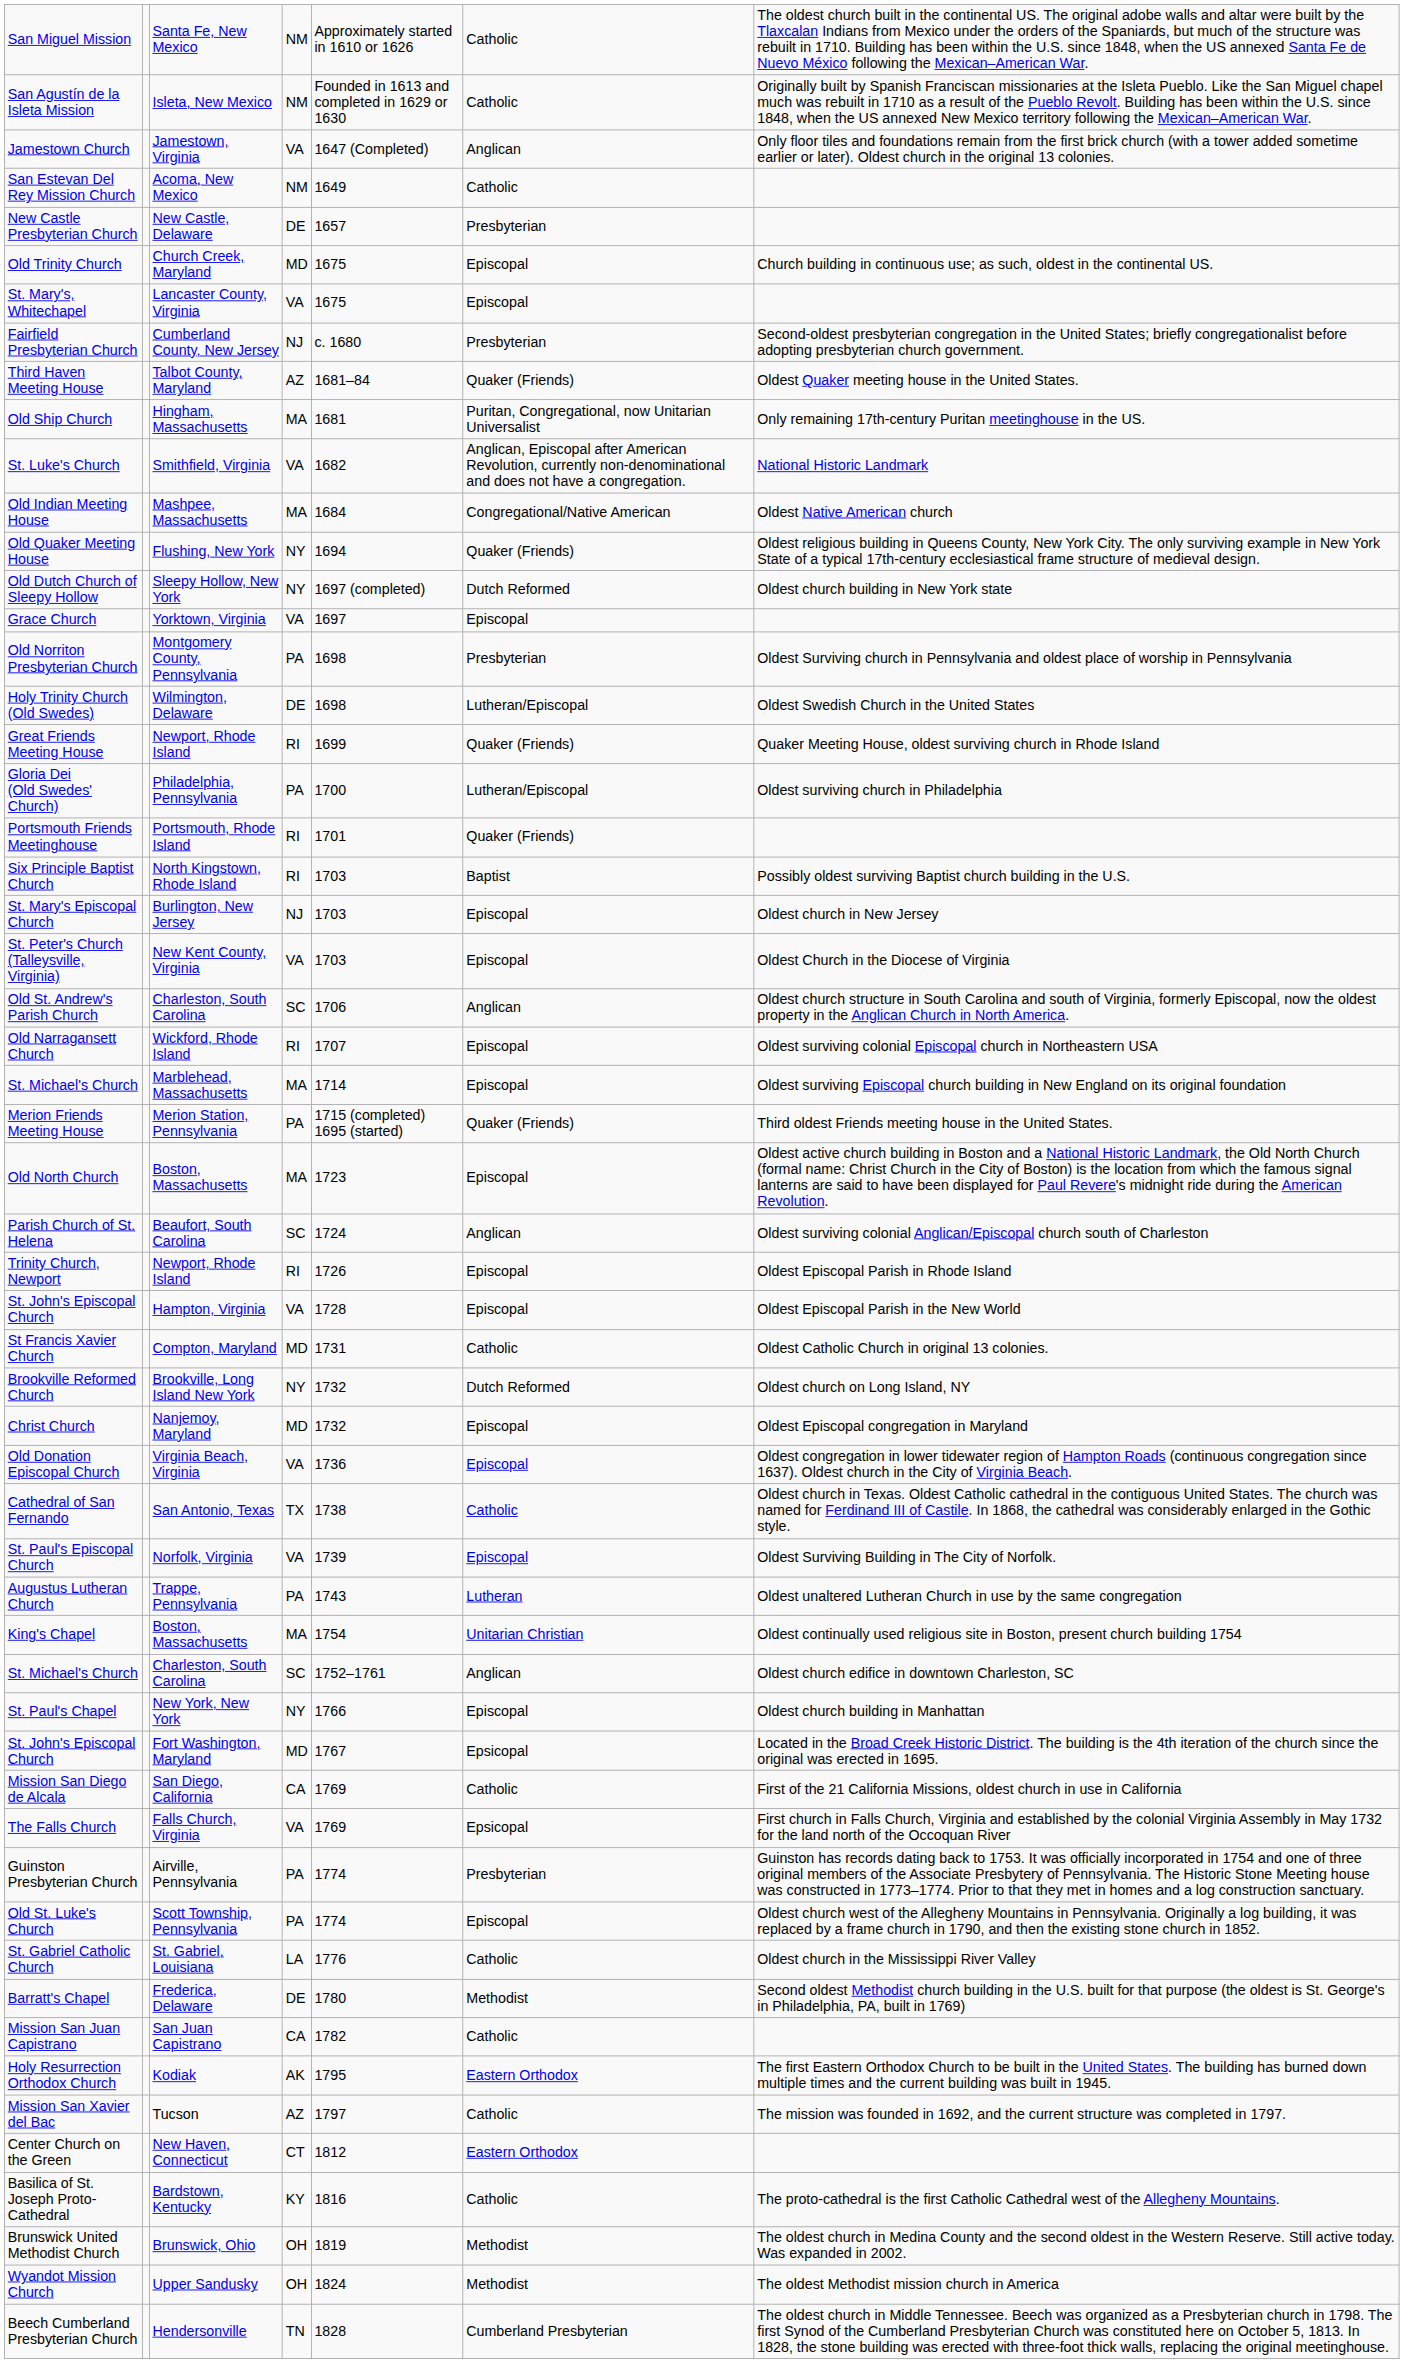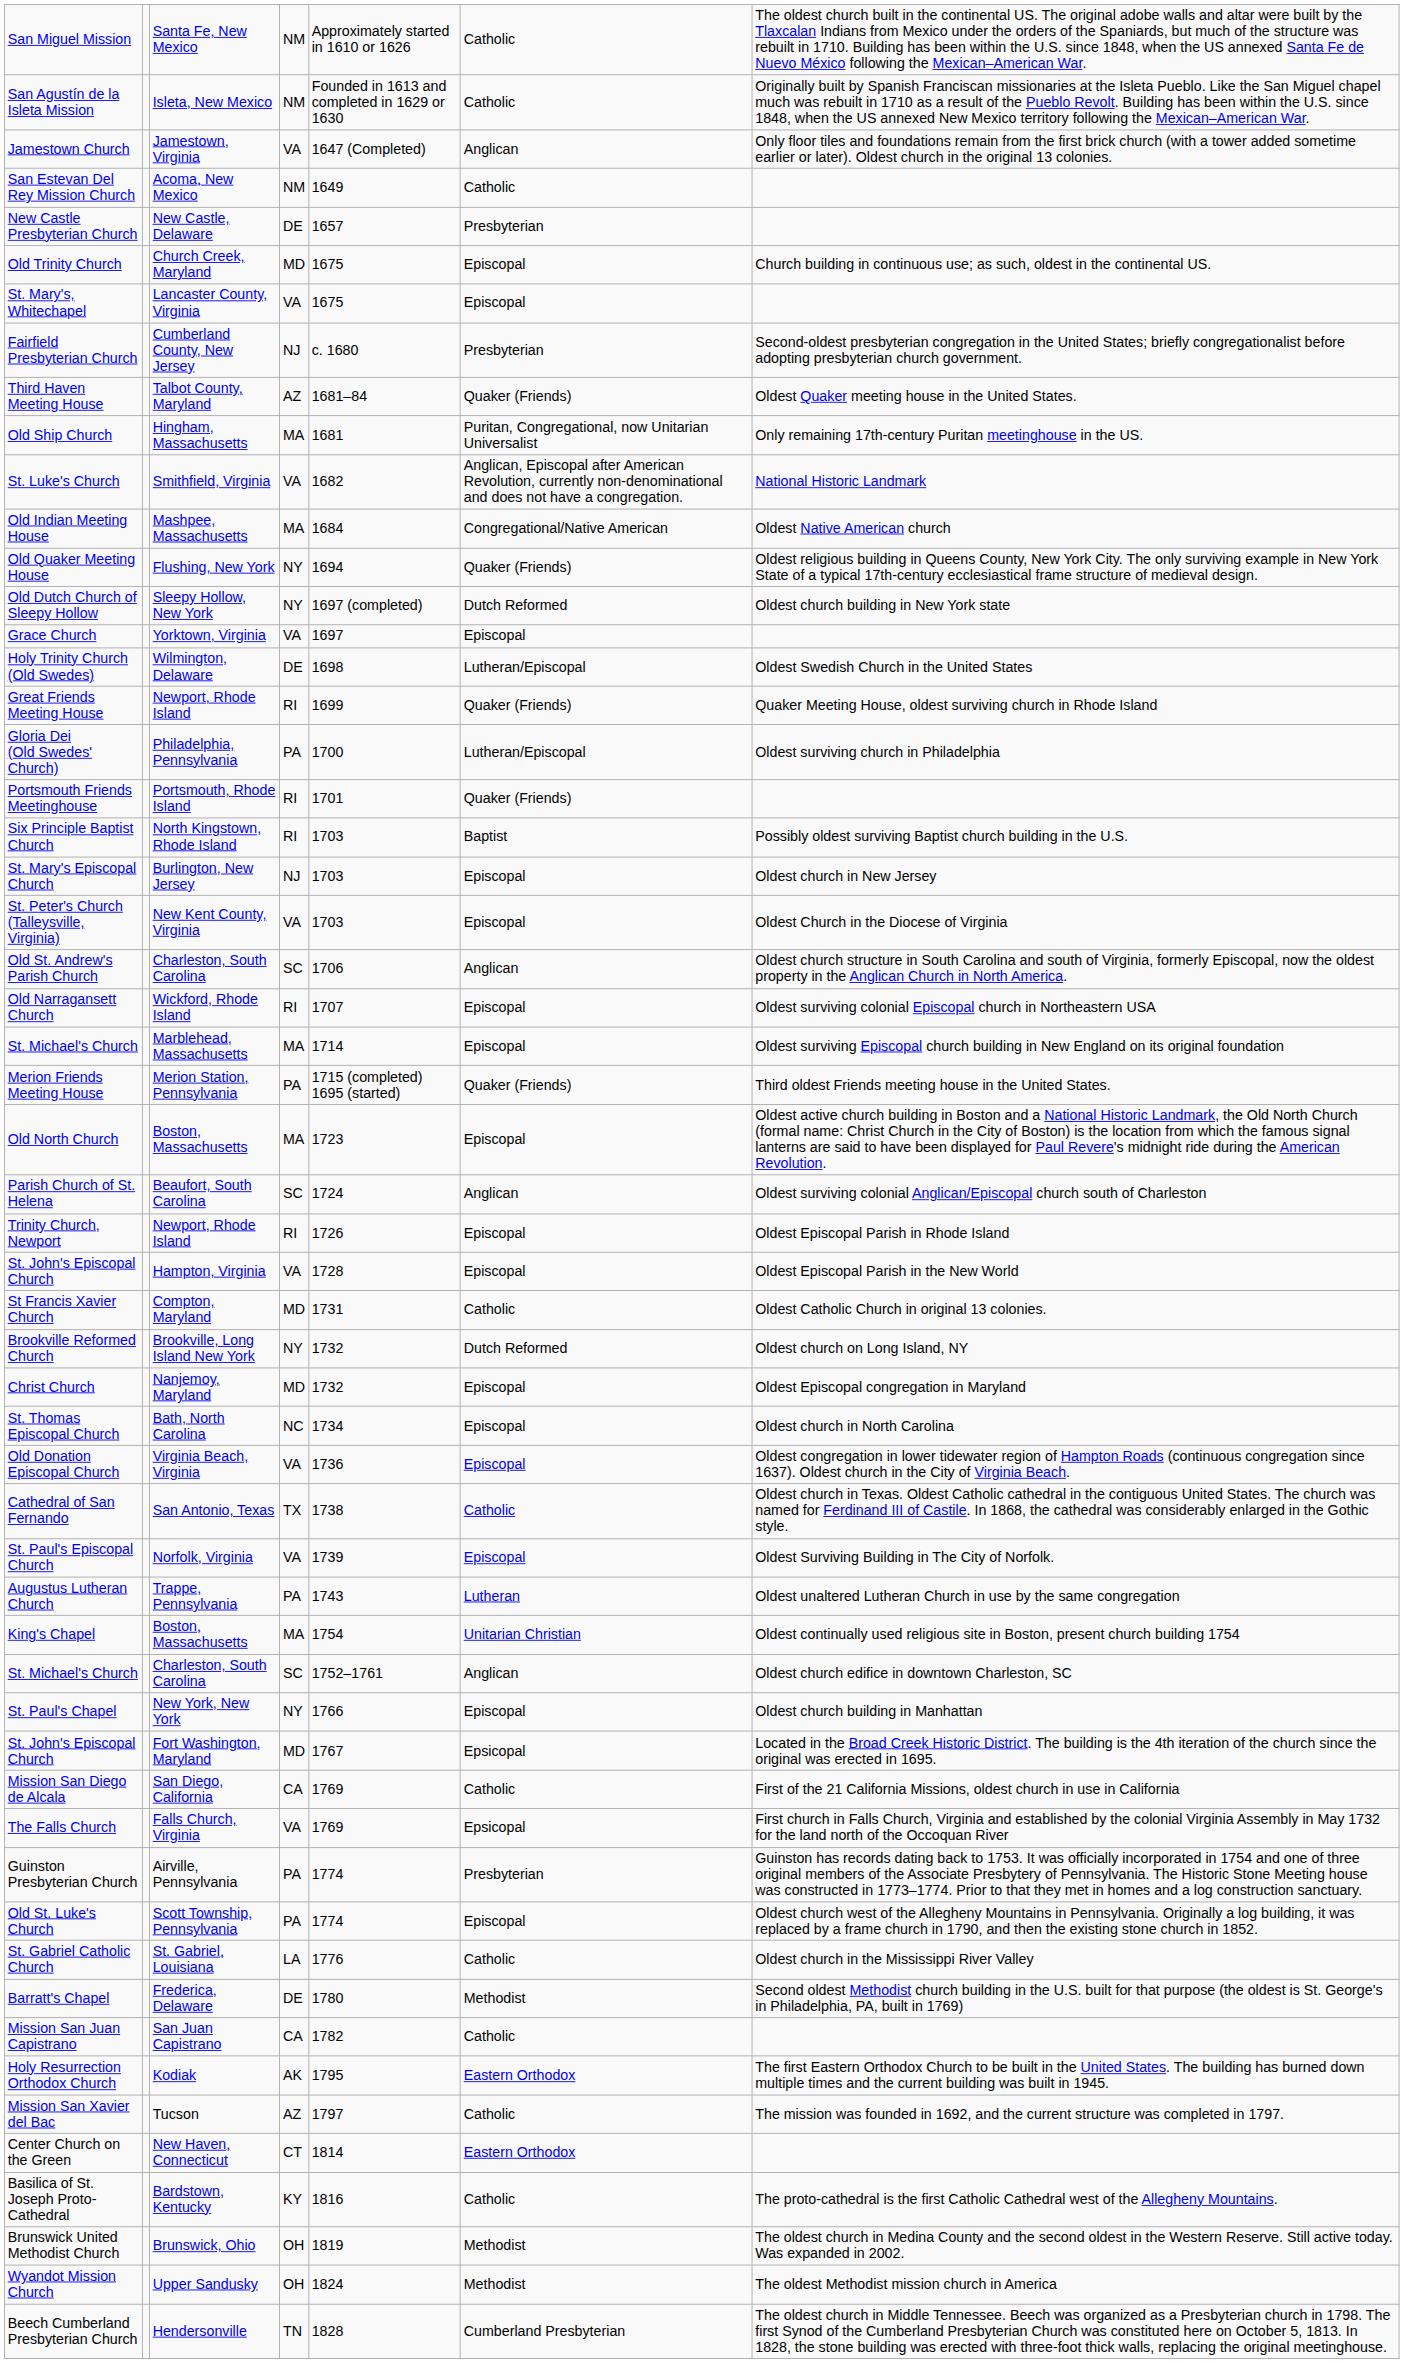- row: (73, 658)
+ row: (64, 1425)
(330, 2152) 1812 -> (328, 2152) 1814
